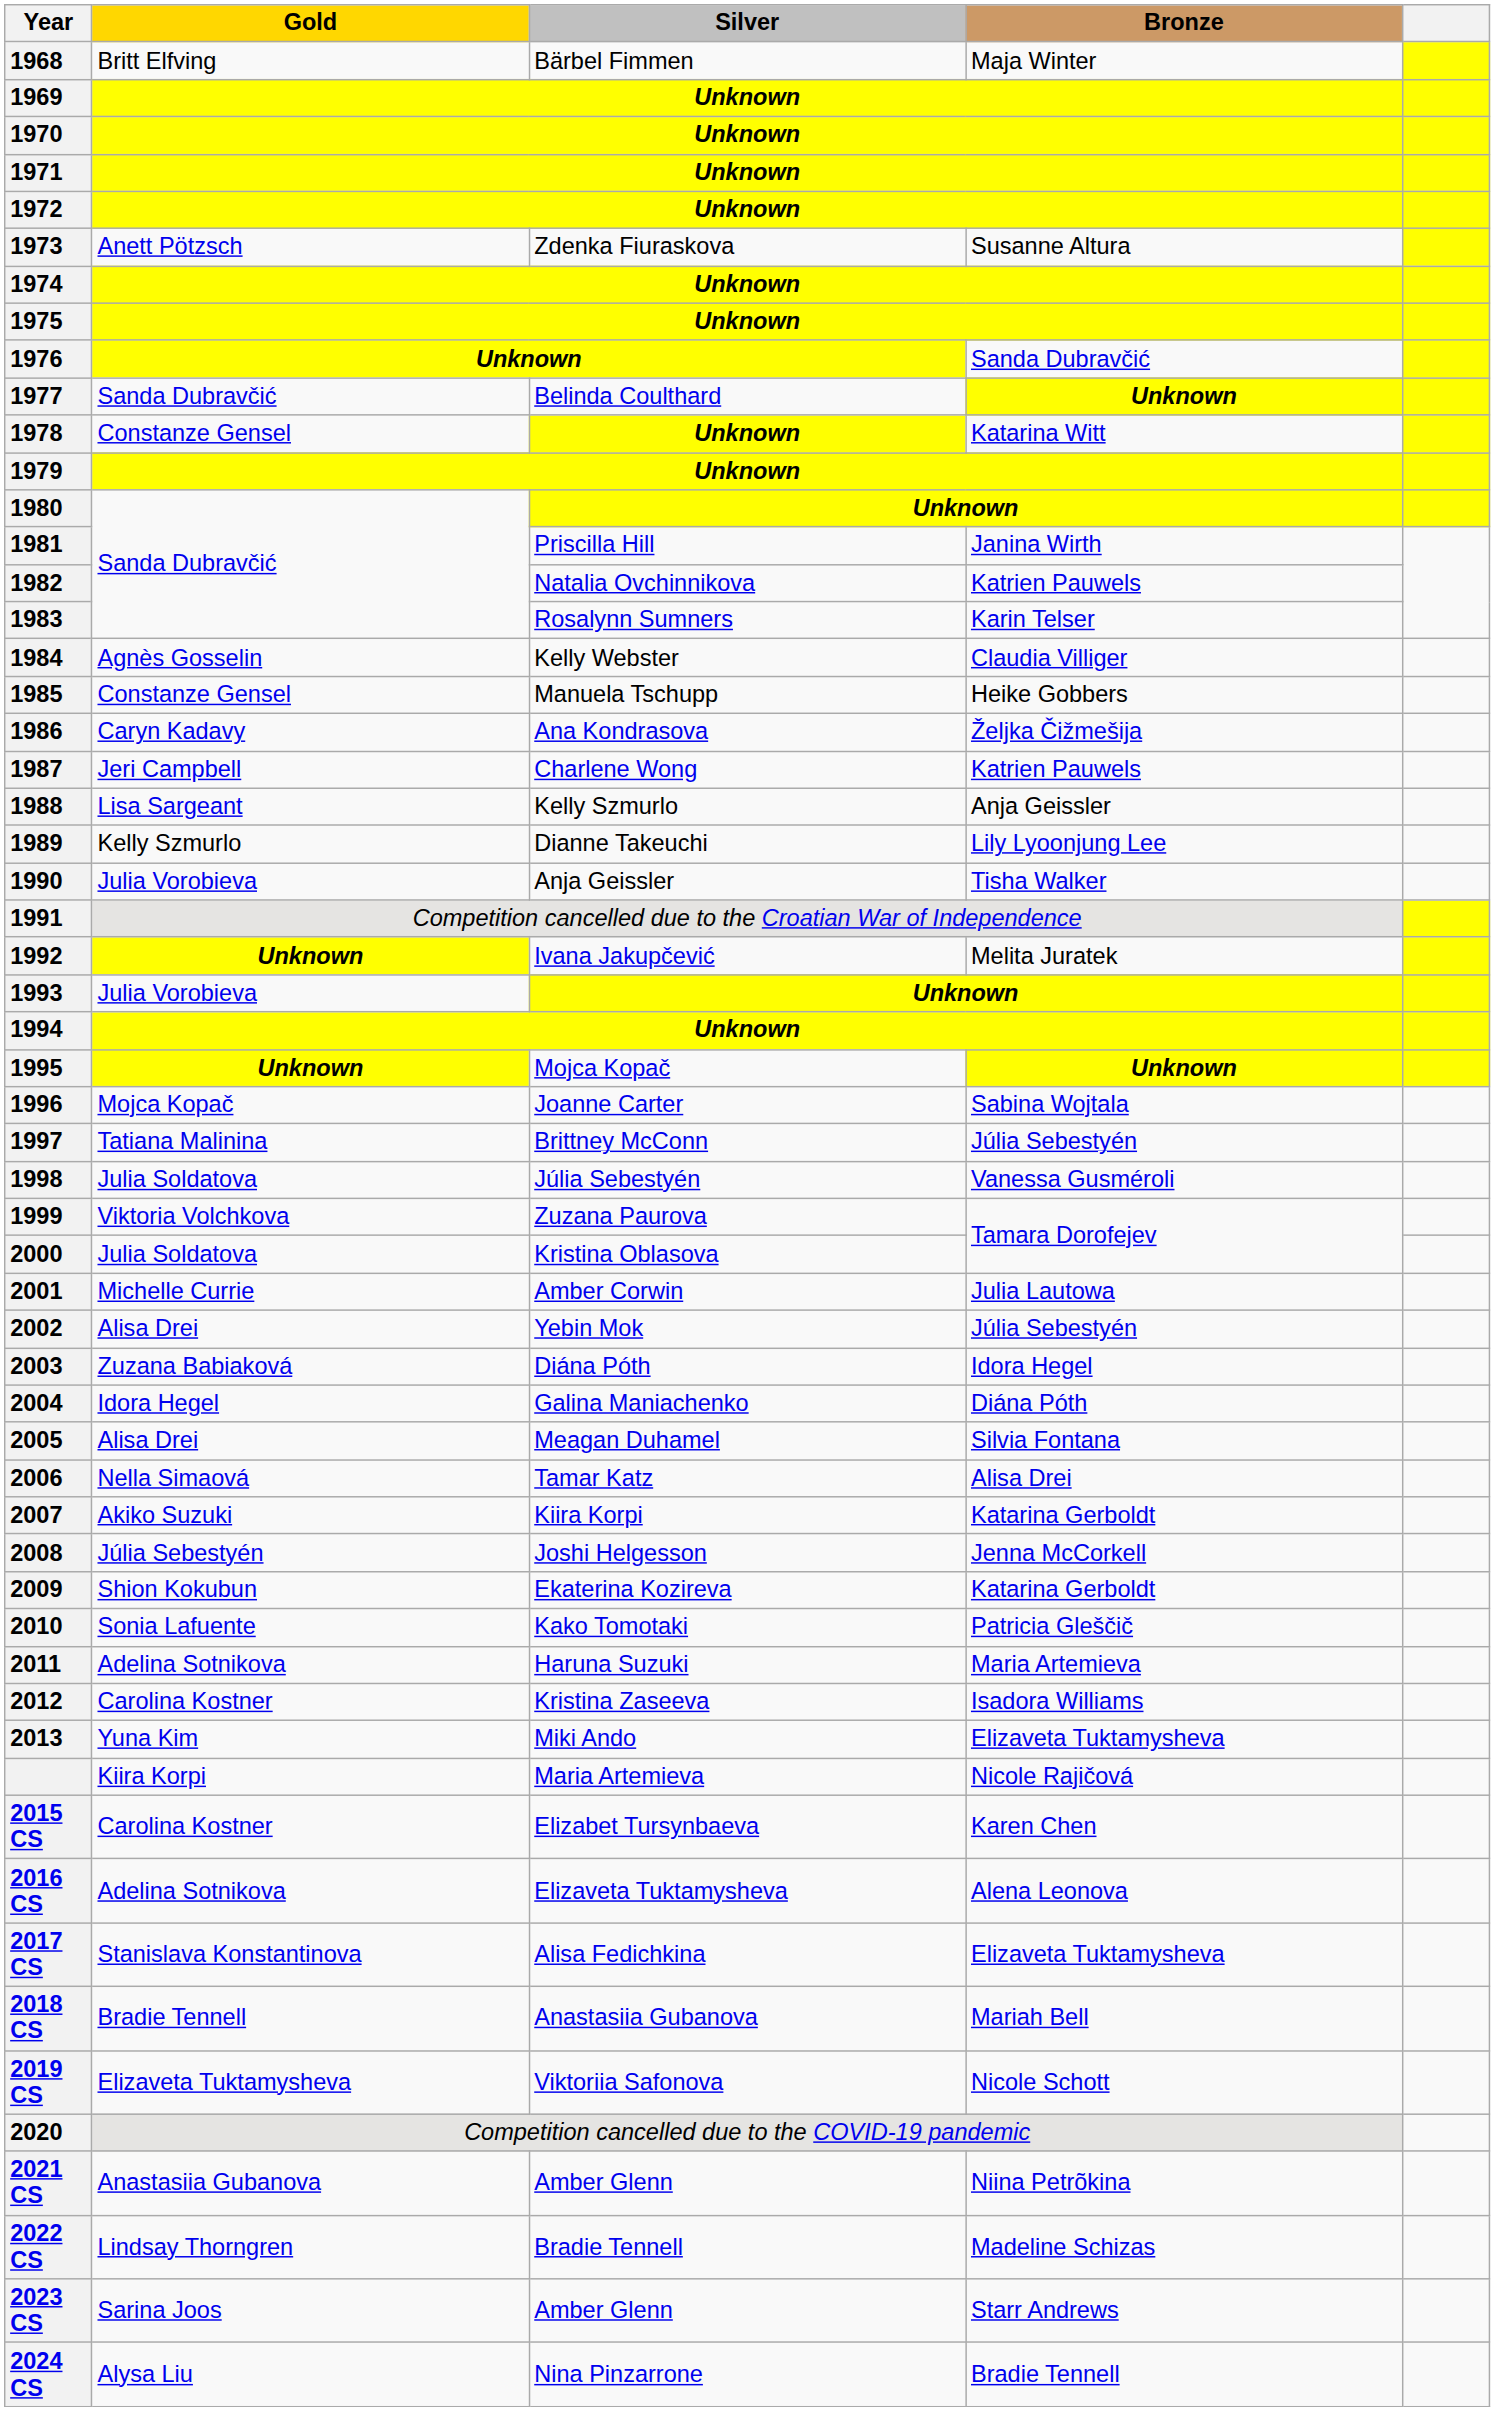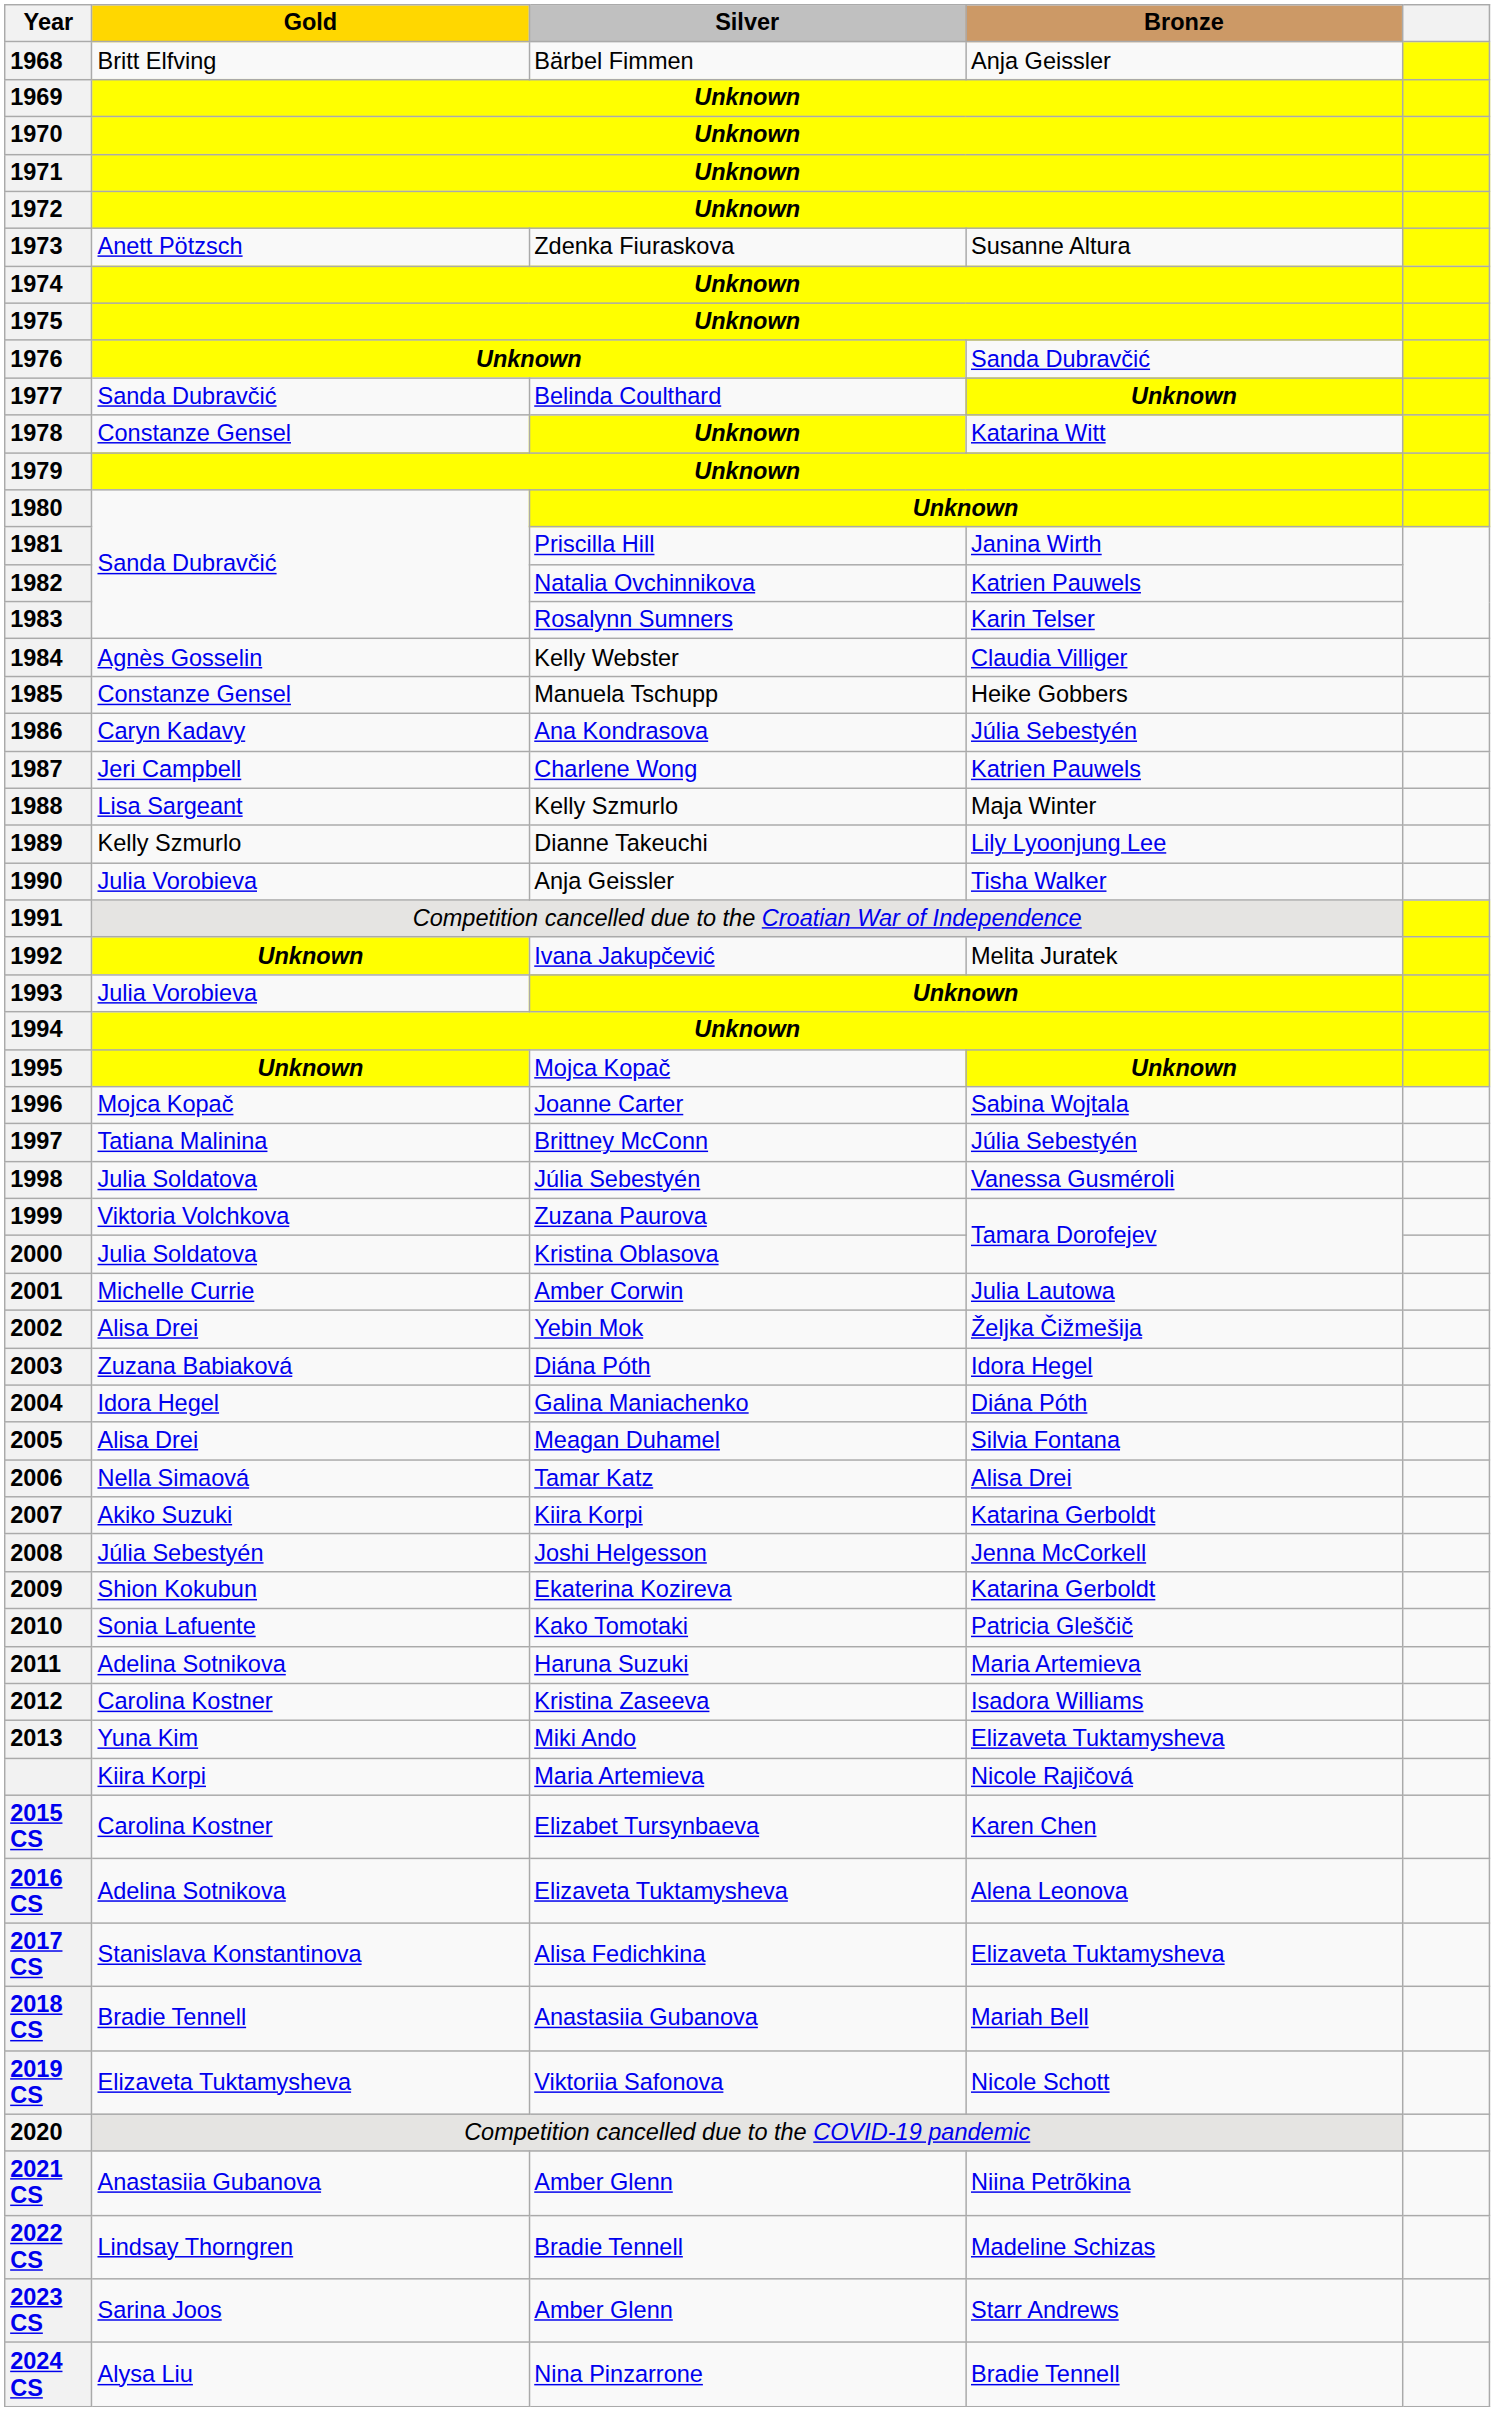(1034, 60) Maja Winter -> (1041, 60) Anja Geissler
(1057, 731) Željka Čižmešija -> (1054, 731) Júlia Sebestyén
(1041, 806) Anja Geissler -> (1034, 806) Maja Winter
(1054, 1328) Júlia Sebestyén -> (1057, 1328) Željka Čižmešija
